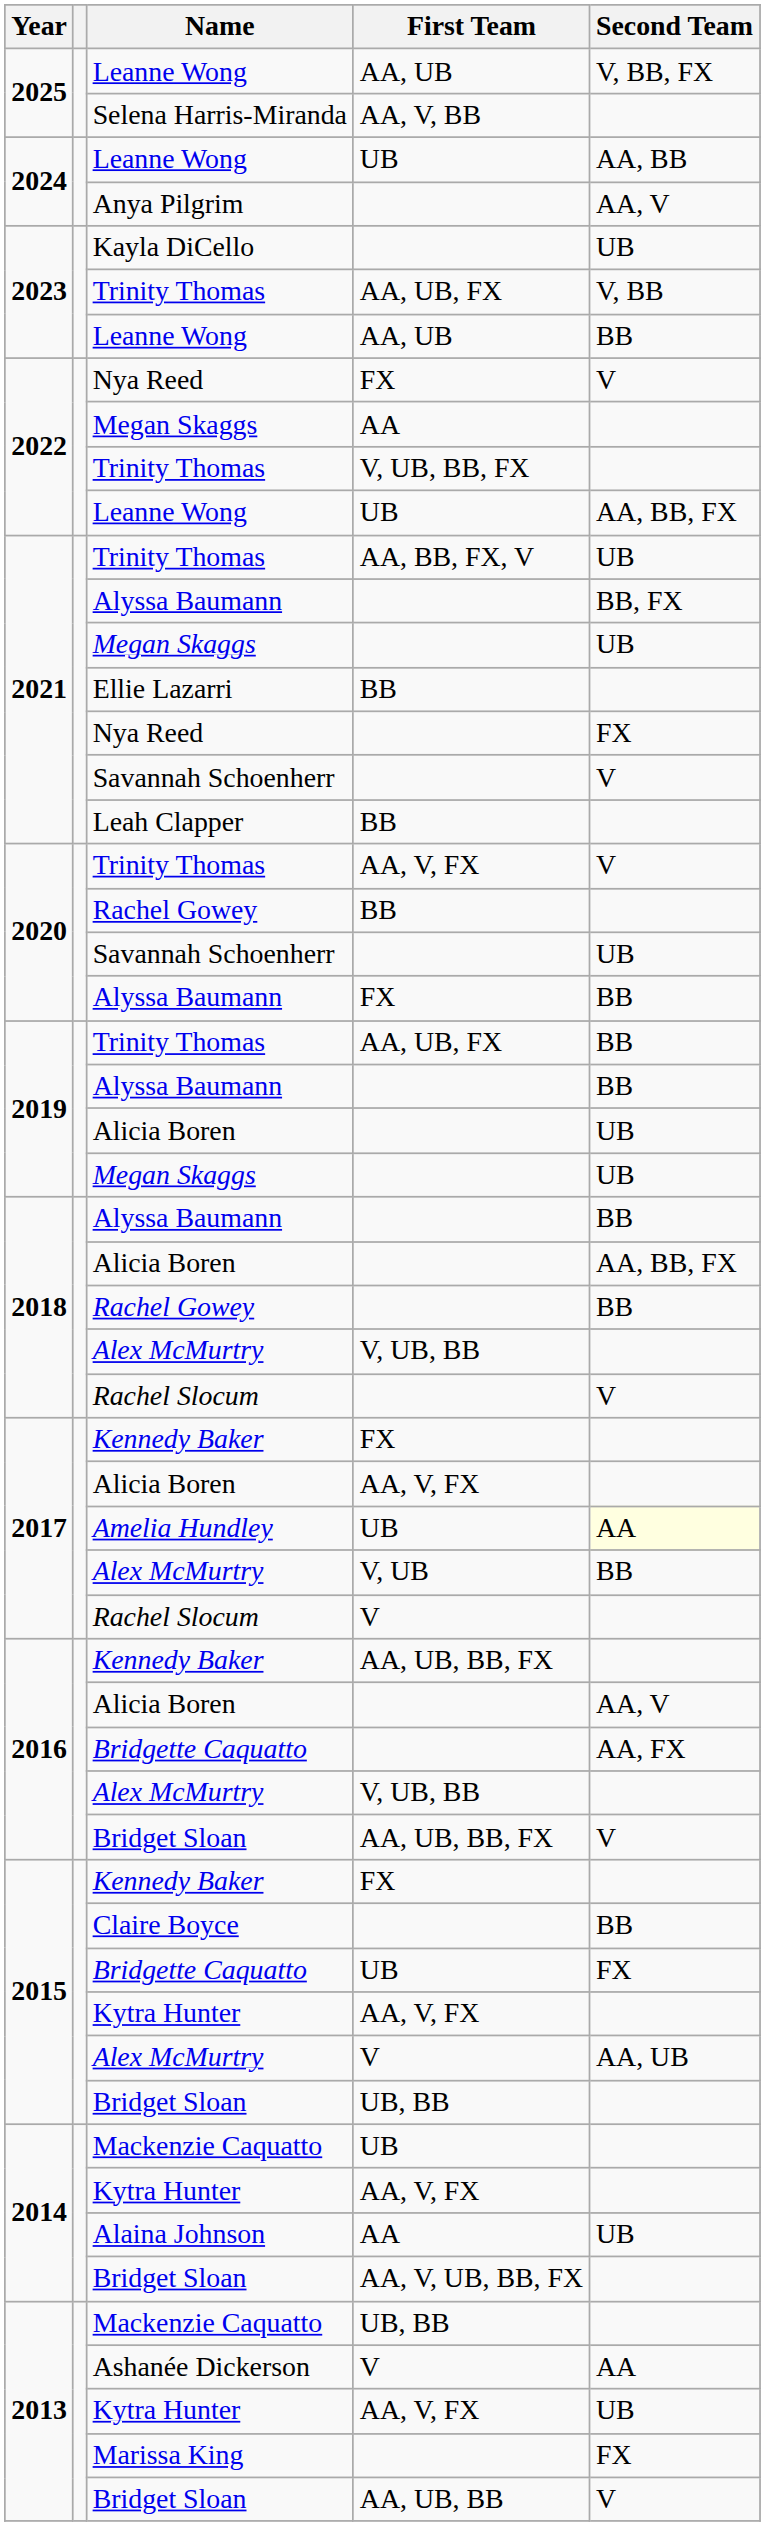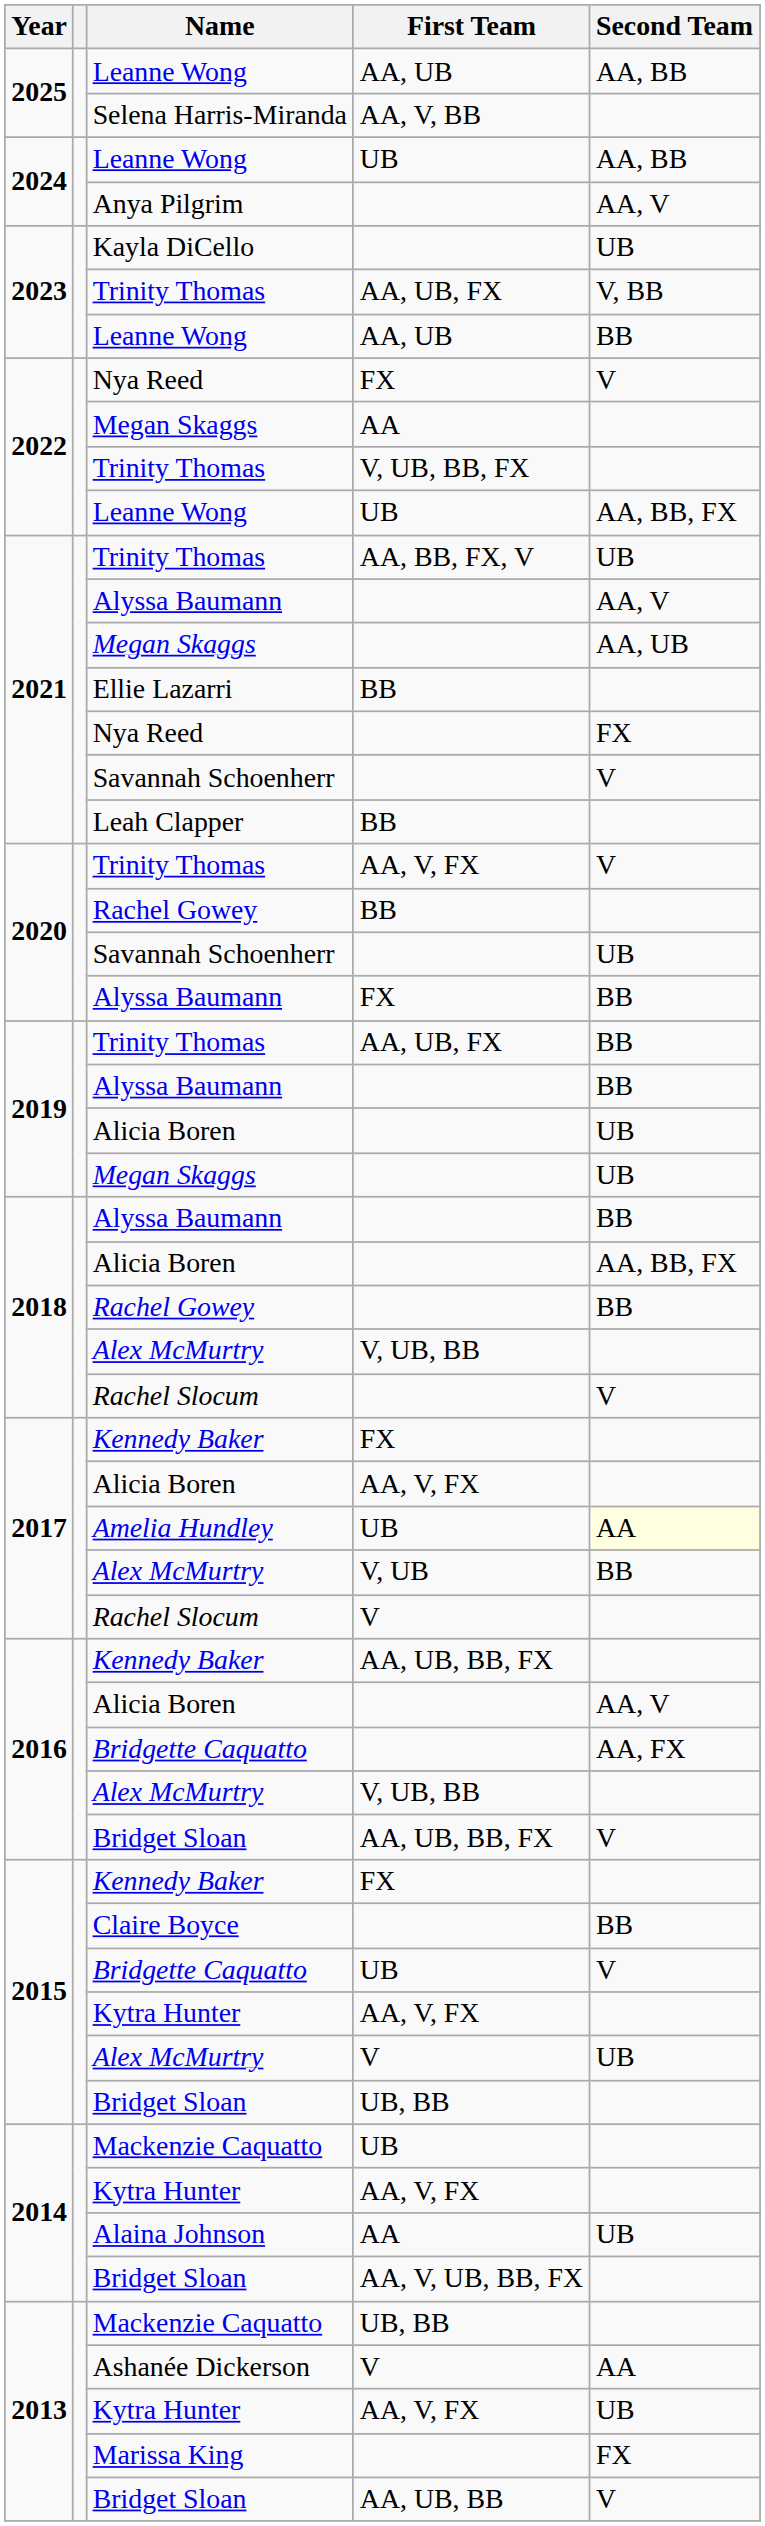(655, 70) V, BB, FX -> (642, 70) AA, BB
(639, 600) BB, FX -> (633, 600) AA, V
(615, 644) UB -> (642, 644) AA, UB
(614, 1969) FX -> (606, 1969) V
(642, 2057) AA, UB -> (615, 2057) UB
